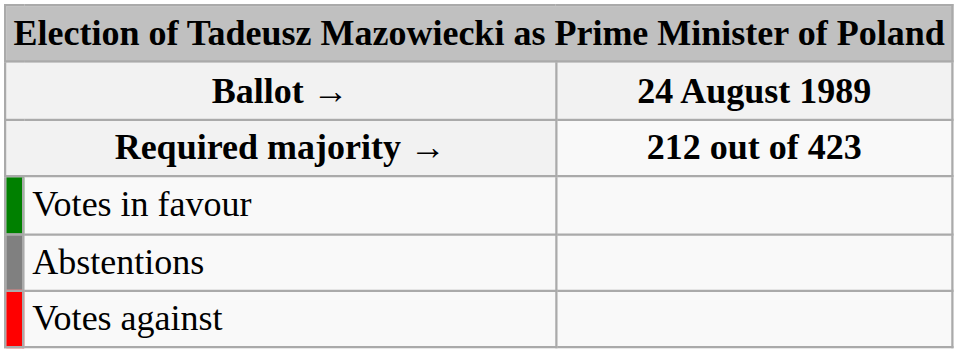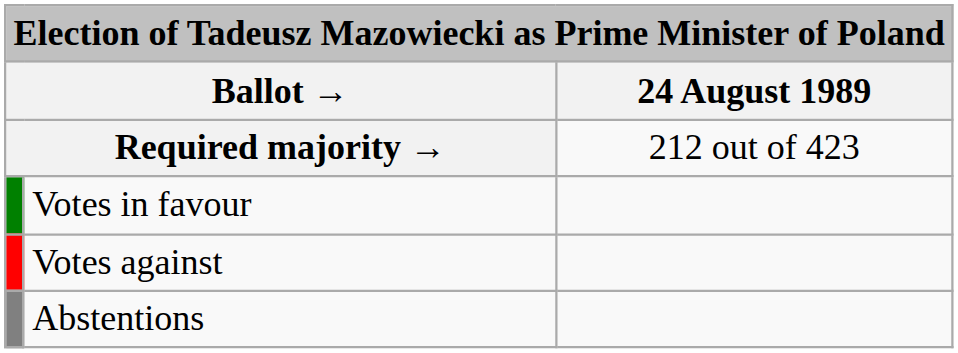(754, 147) bold -> (754, 147) normal
rows swapped: (127, 318) <-> (118, 261)
